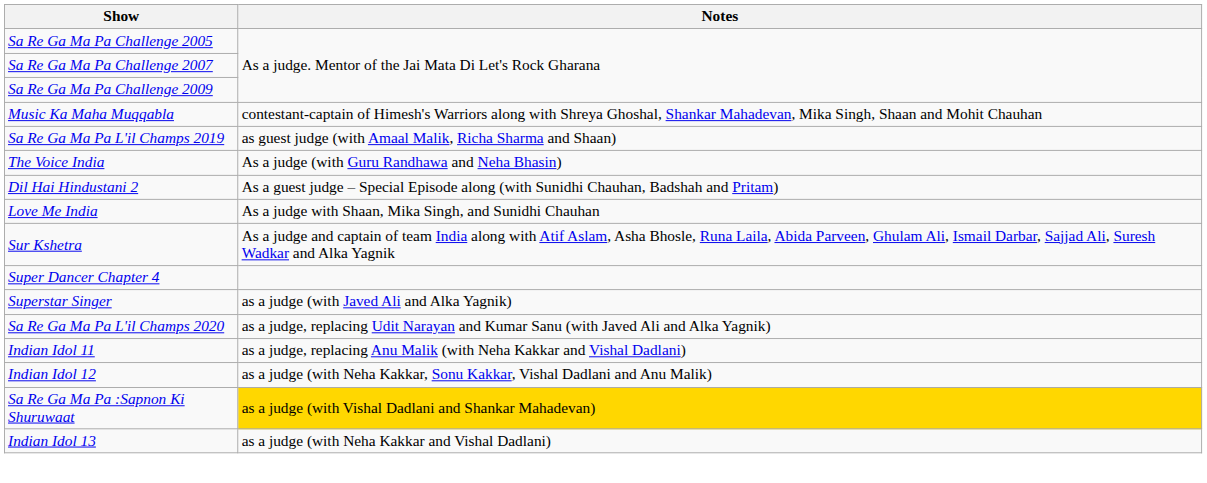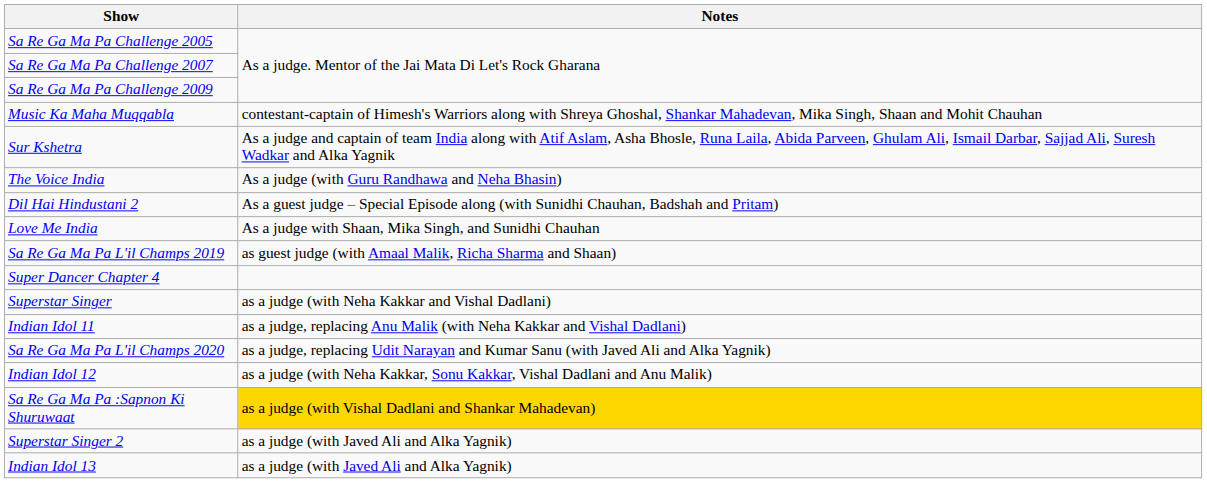rows swapped: (45, 244) <-> (116, 138)
(377, 301) as a judge (with Javed Ali and Alka Yagnik) -> (396, 301) as a judge (with Neha Kakkar and Vishal Dadlani)
rows swapped: (51, 350) <-> (116, 326)
+ row: (66, 440)
(396, 440) as a judge (with Neha Kakkar and Vishal Dadlani) -> (377, 465) as a judge (with Javed Ali and Alka Yagnik)
